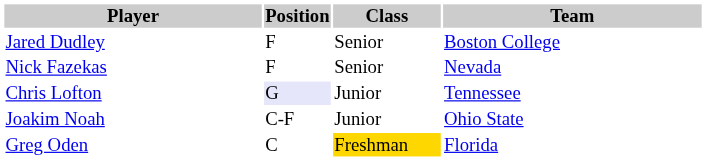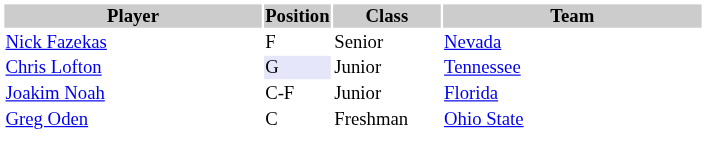- row: (55, 41)
(484, 118) Ohio State -> (471, 93) Florida
(371, 144) gold background -> (371, 118) no background
(471, 144) Florida -> (484, 118) Ohio State
